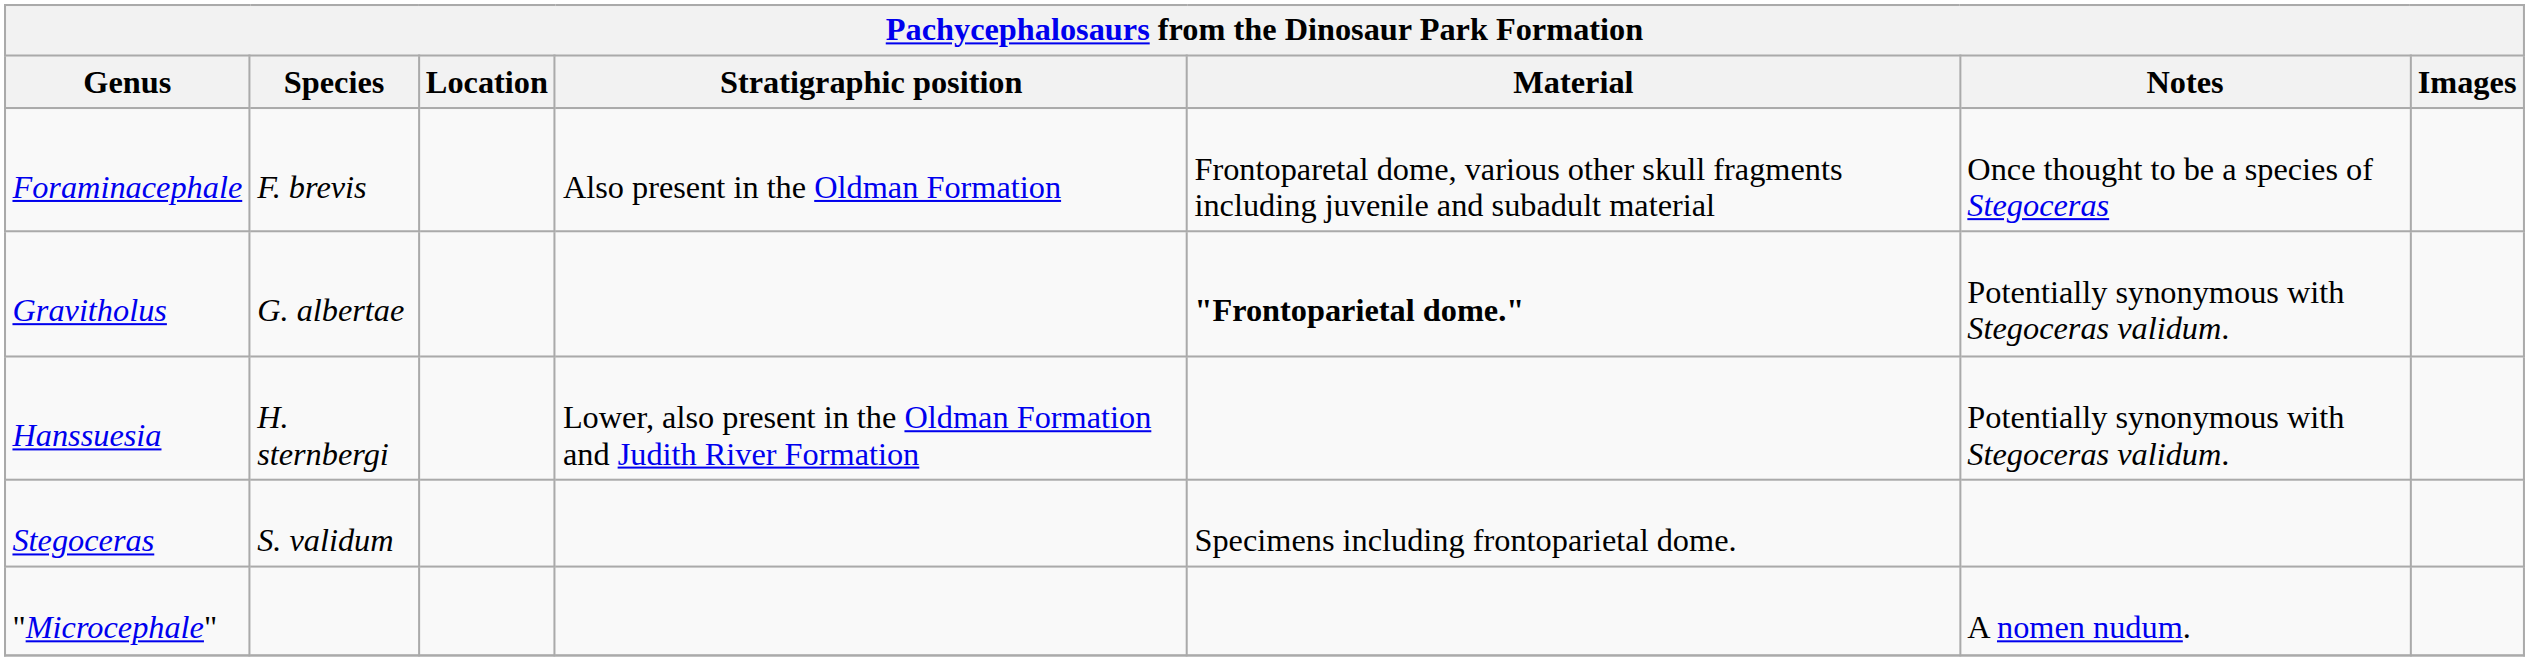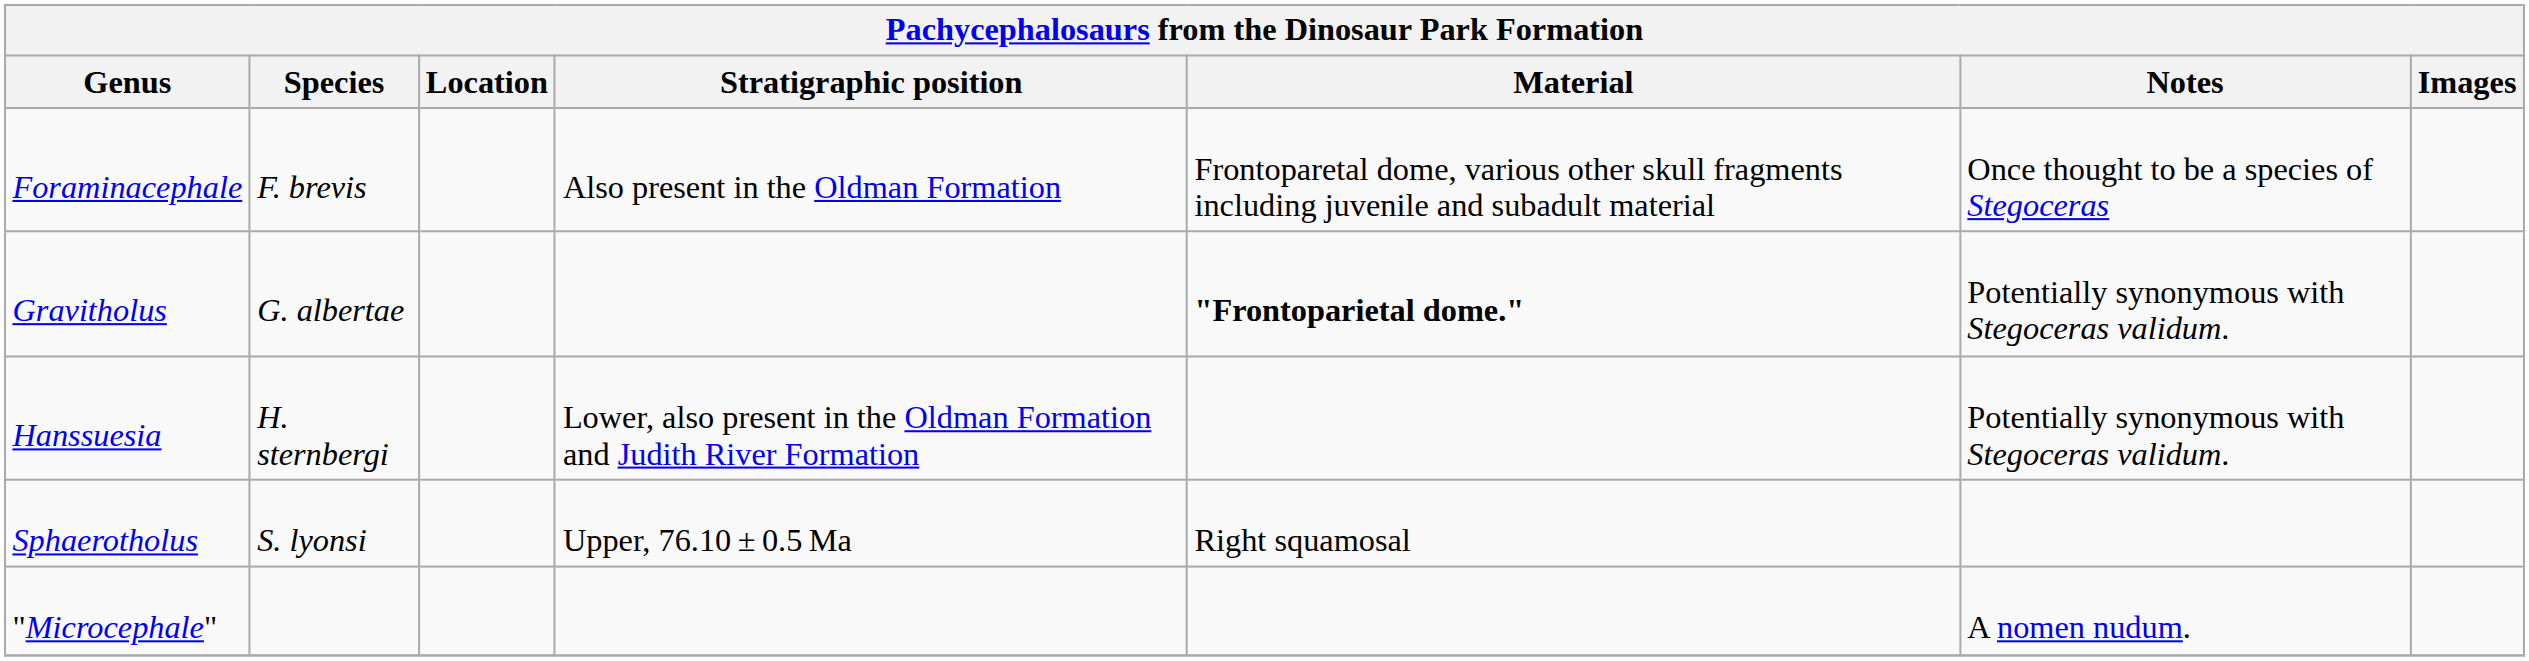+ row: (105, 540)
- row: (83, 540)
